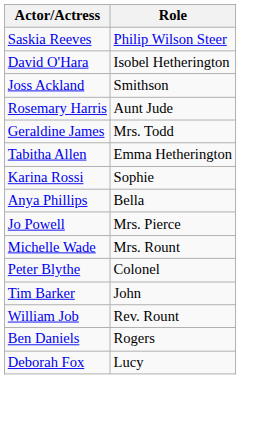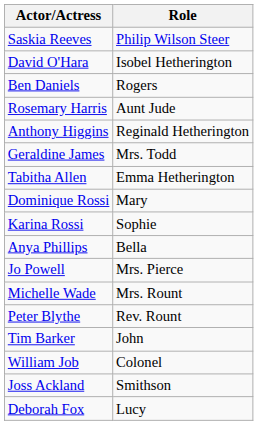rows swapped: (46, 85) <-> (44, 339)
+ row: (58, 131)
+ row: (59, 200)
(137, 270) Colonel -> (149, 316) Rev. Rount
(146, 316) Rev. Rount -> (139, 362) Colonel
